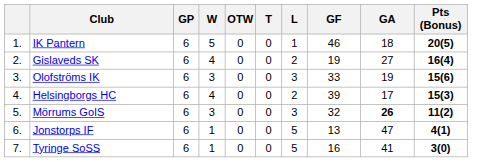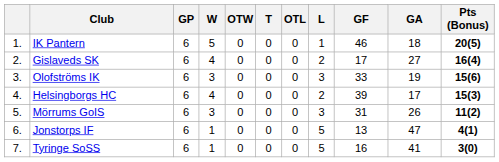+ column: (295, 19)
(334, 60) 19 -> (361, 60) 17
(334, 113) 32 -> (361, 113) 31
(387, 113) bold -> (414, 113) normal
